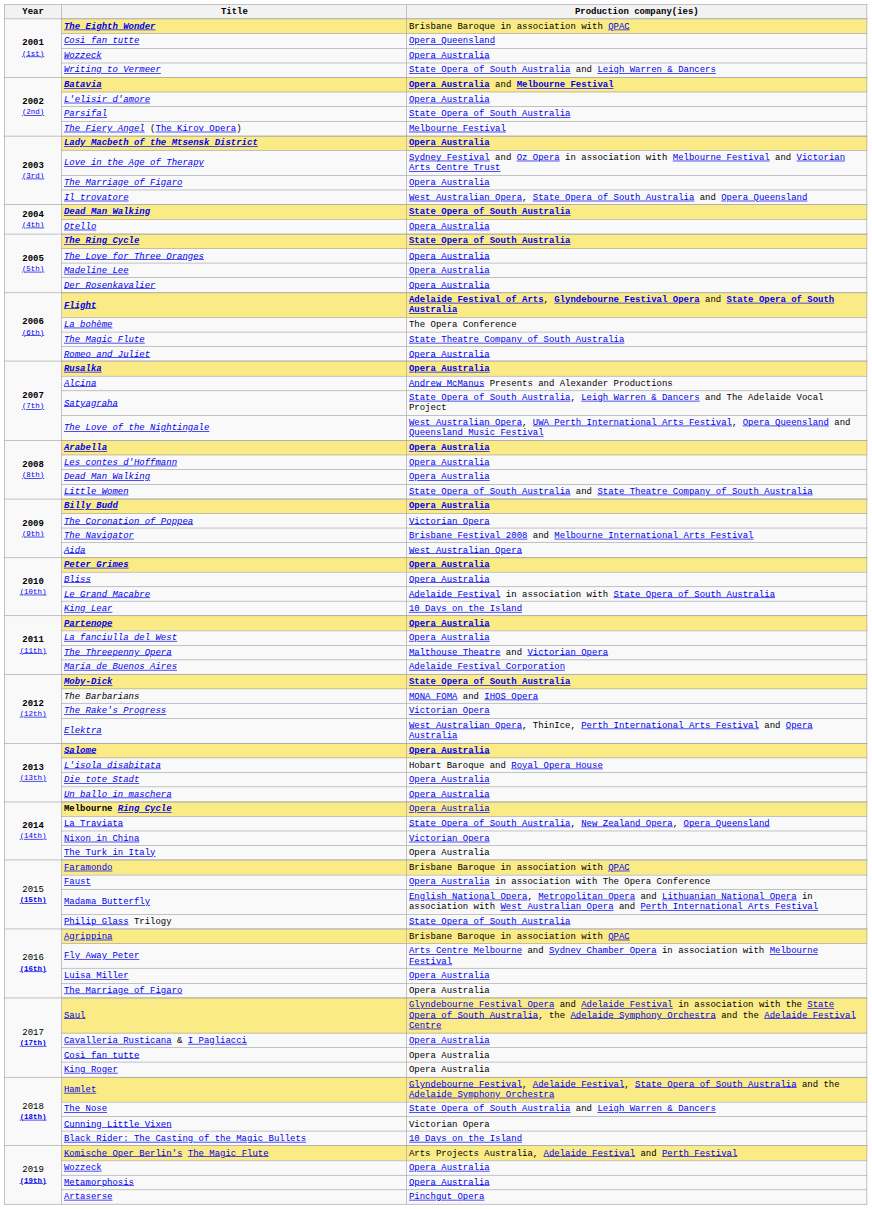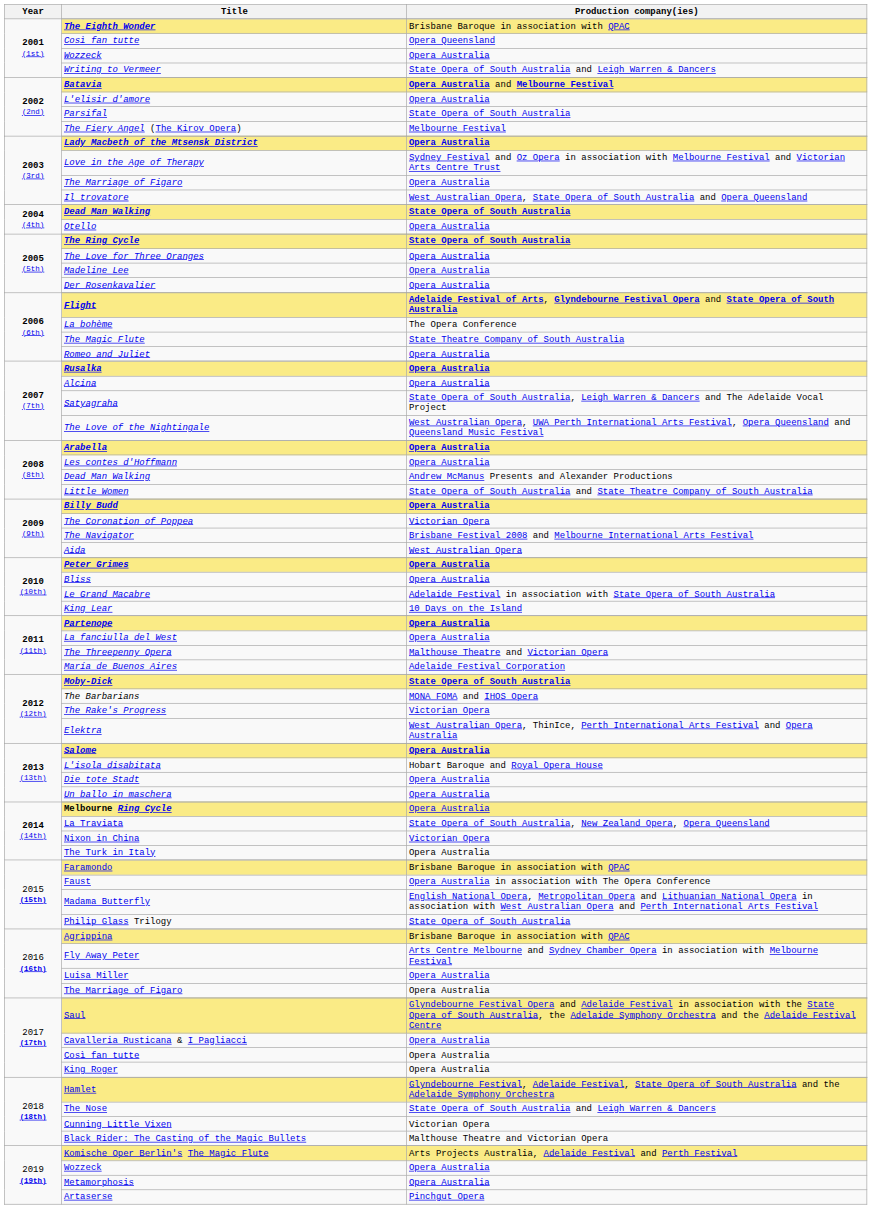(541, 383) Andrew McManus Presents and Alexander Productions -> (449, 383) Opera Australia
(449, 477) Opera Australia -> (541, 477) Andrew McManus Presents and Alexander Productions
(465, 1139) 10 Days on the Island -> (509, 1139) Malthouse Theatre and Victorian Opera
